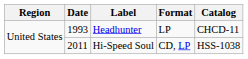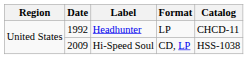(78, 29) 1993 -> (78, 29) 1992
(77, 45) 2011 -> (78, 45) 2009
